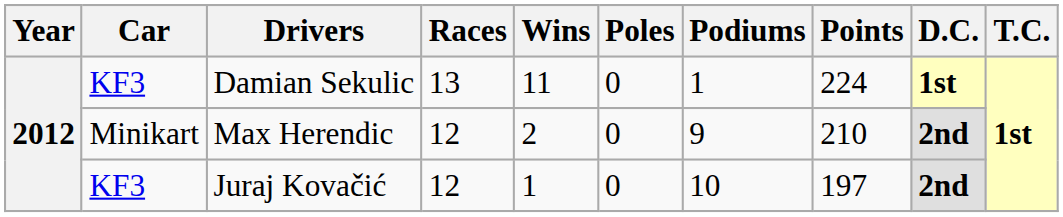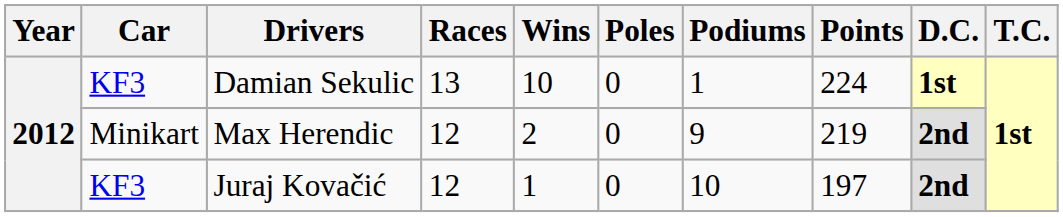(537, 82) 11 -> (537, 82) 10
(844, 133) 210 -> (844, 133) 219
